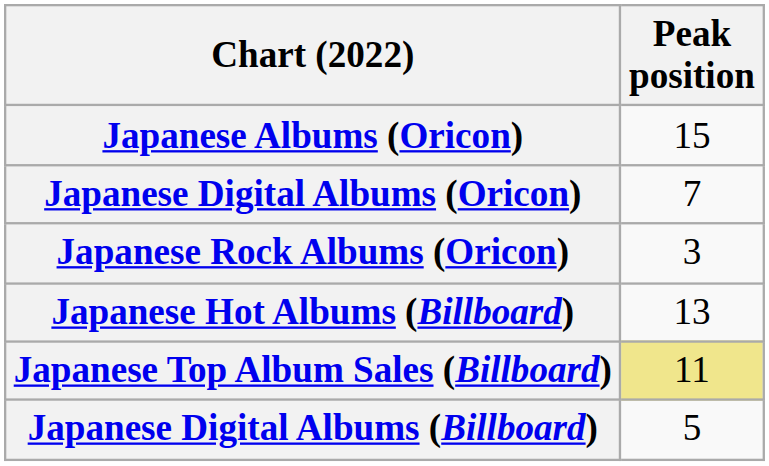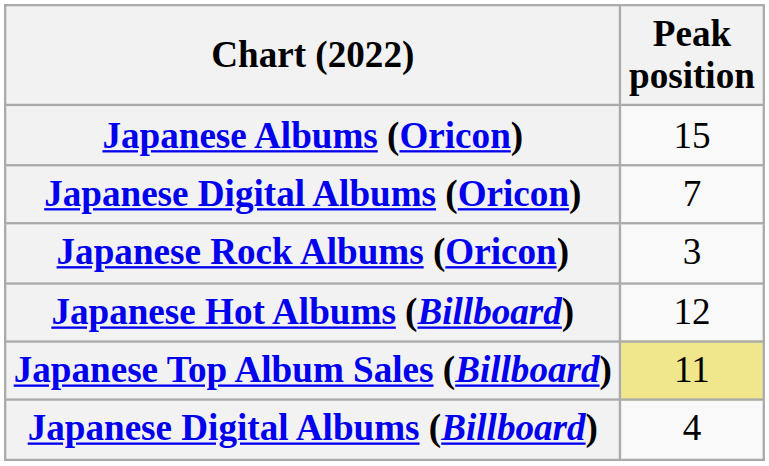(692, 311) 13 -> (692, 311) 12
(692, 428) 5 -> (692, 428) 4
